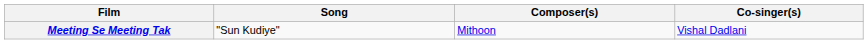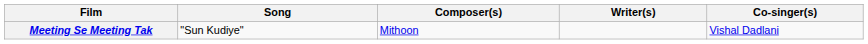+ column: (633, 13)
